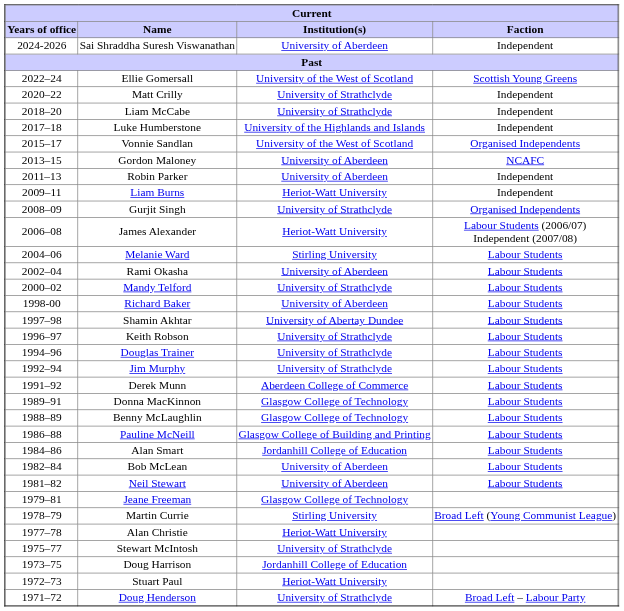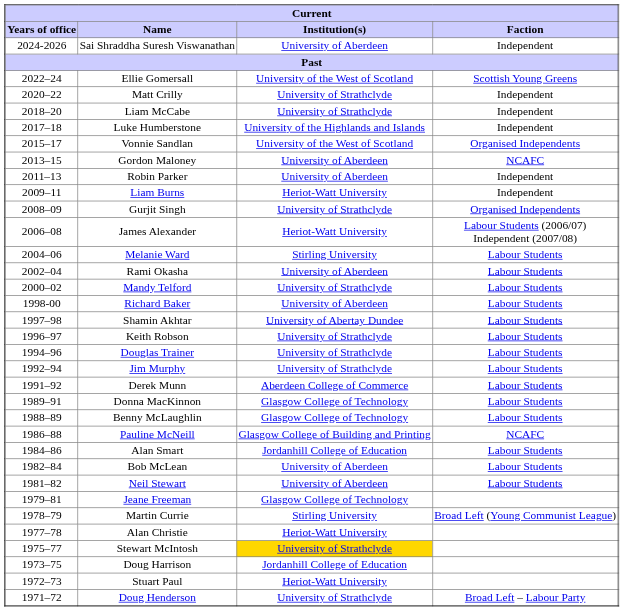(525, 434) Labour Students -> (525, 434) NCAFC
(335, 548) no background -> (335, 548) gold background
